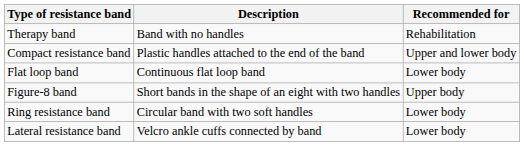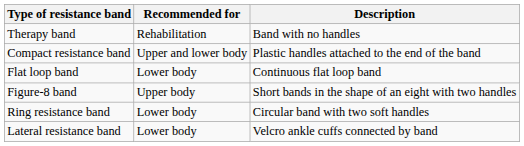columns swapped: (268, 14) <-> (461, 14)
